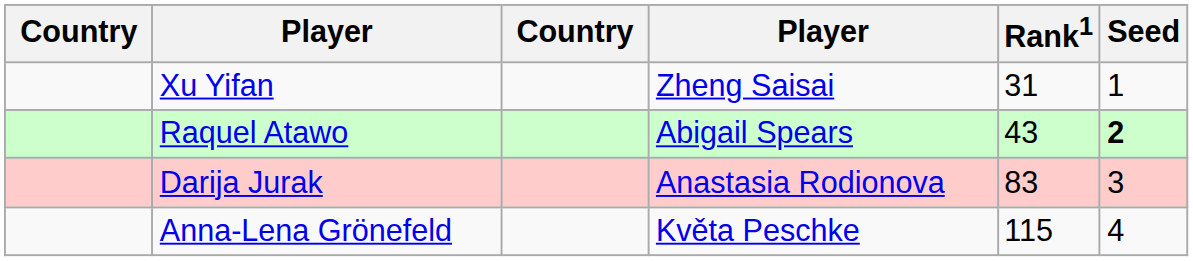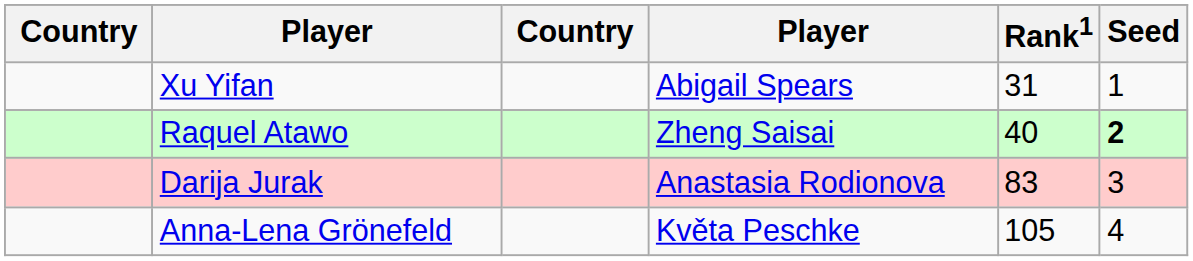(745, 85) Zheng Saisai -> (754, 85) Abigail Spears
(754, 133) Abigail Spears -> (745, 133) Zheng Saisai
(1021, 133) 43 -> (1021, 133) 40
(1029, 230) 115 -> (1030, 230) 105
